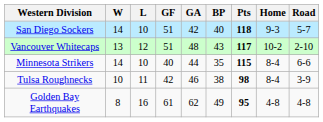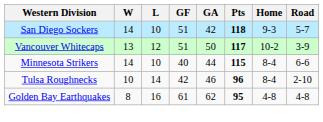- column: (219, 13)
(193, 46) 48 -> (211, 46) 50
(304, 46) 2-10 -> (303, 46) 3-9
(143, 80) 11 -> (156, 80) 14
(244, 80) 98 -> (238, 80) 96
(304, 80) 3-9 -> (303, 80) 2-10
